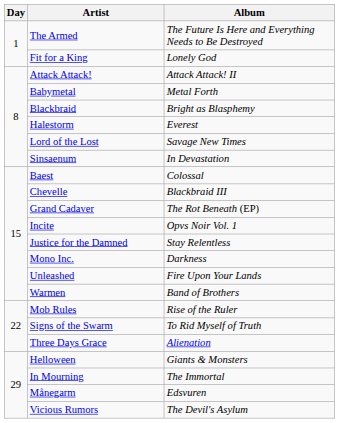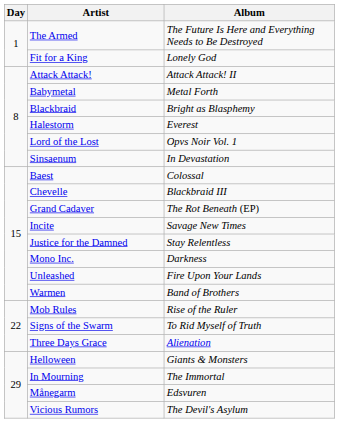(206, 141) Savage New Times -> (202, 141) Opvs Noir Vol. 1
(202, 225) Opvs Noir Vol. 1 -> (206, 225) Savage New Times
